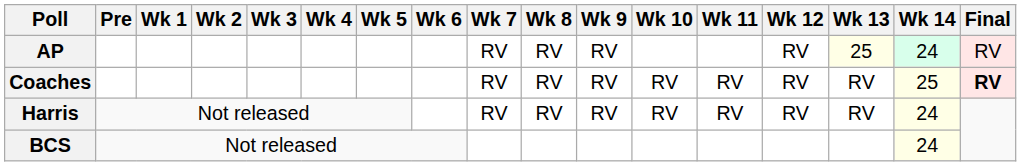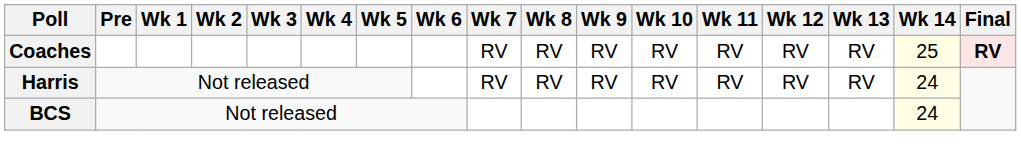- row: (50, 51)
